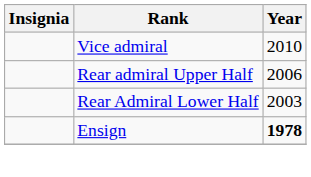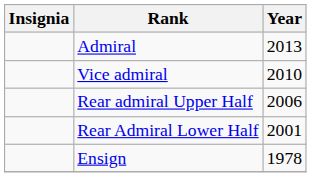+ row: (107, 46)
(284, 102) 2003 -> (284, 130) 2001
(284, 130) bold -> (284, 158) normal
